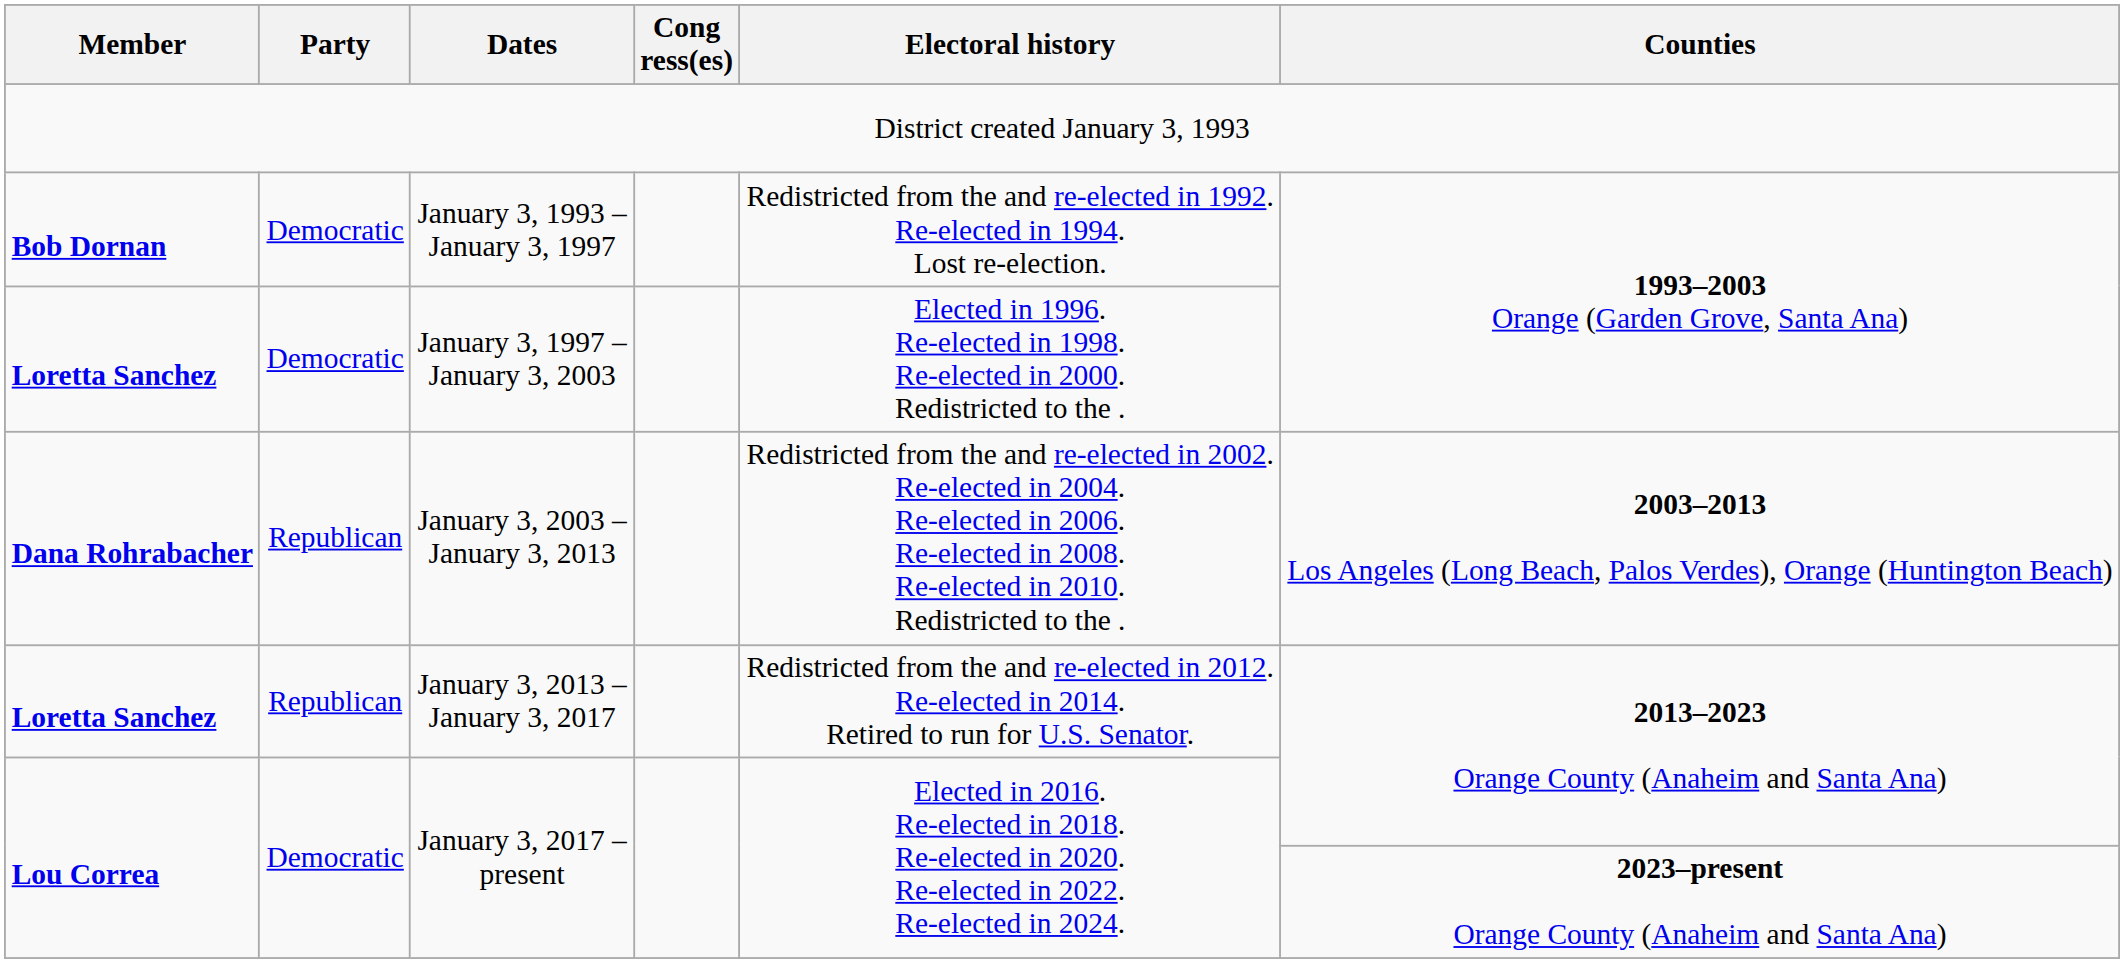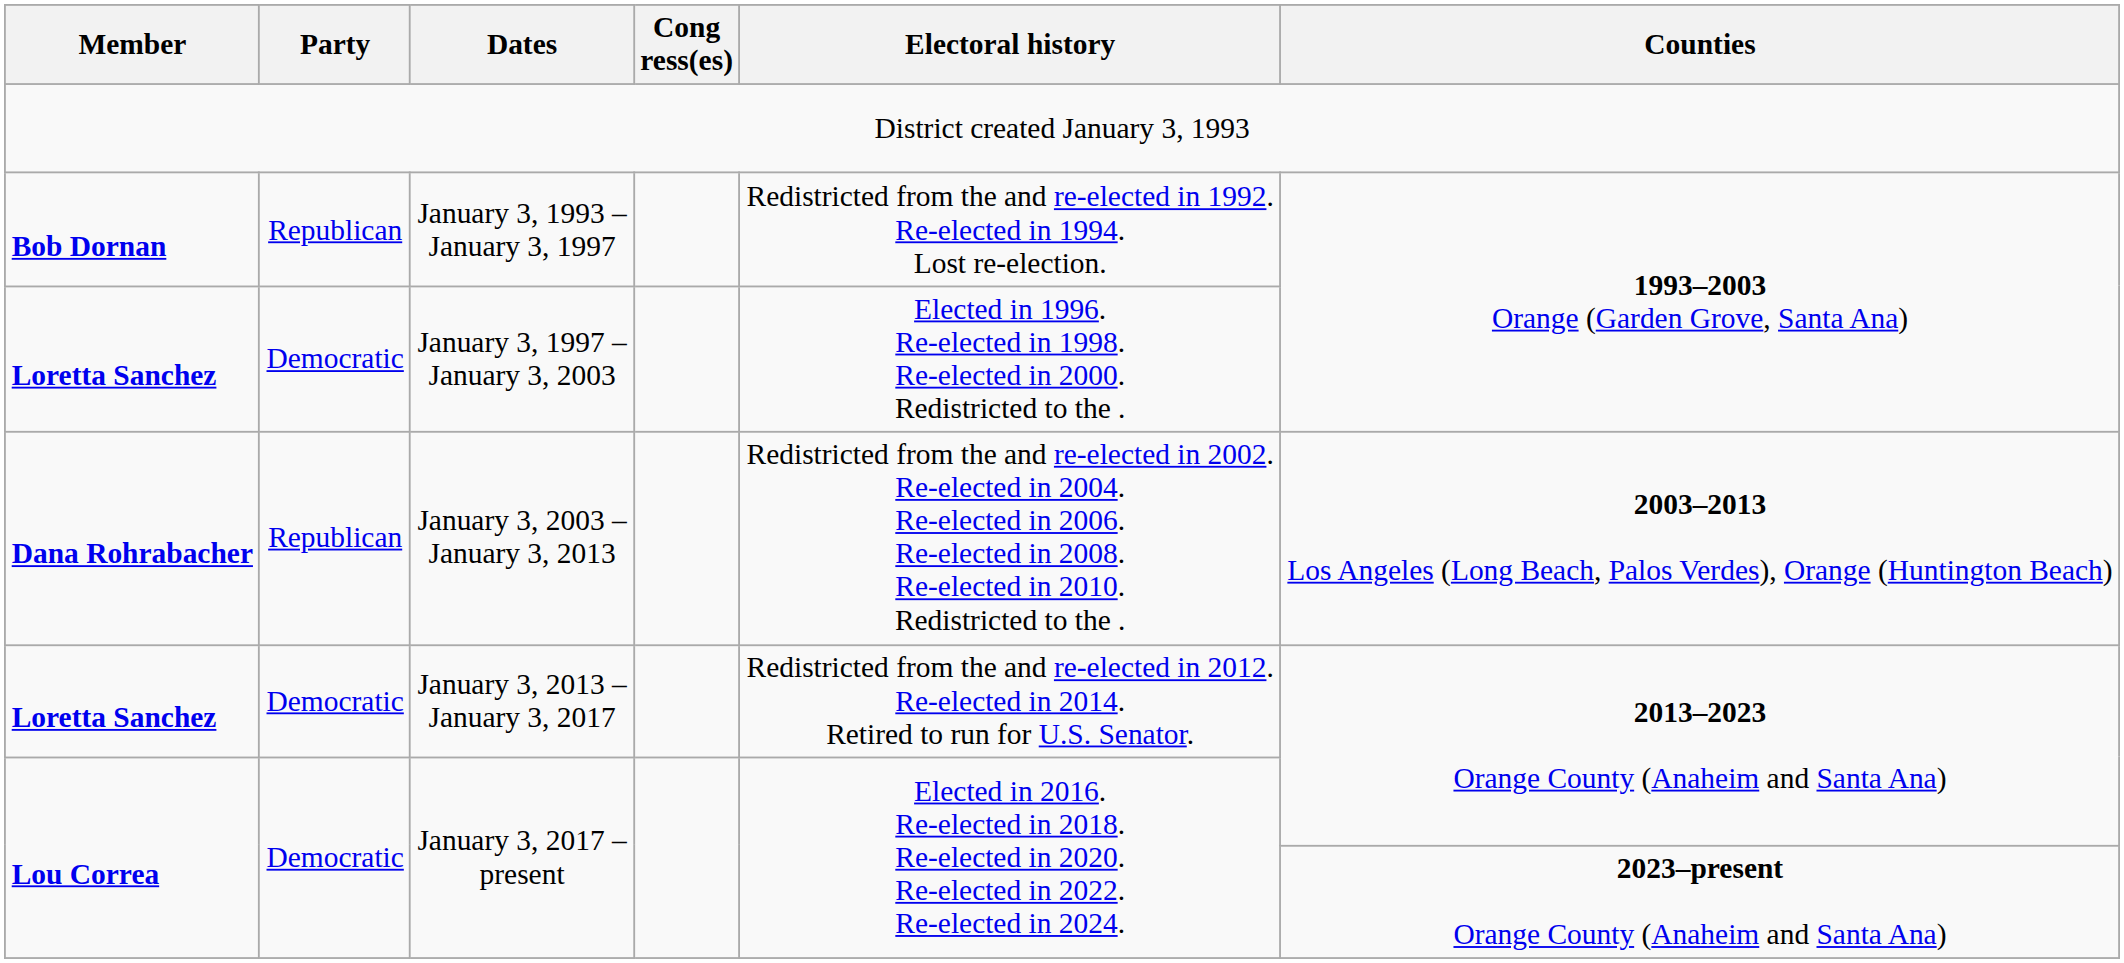(335, 229) Democratic -> (335, 229) Republican
(335, 700) Republican -> (335, 700) Democratic
